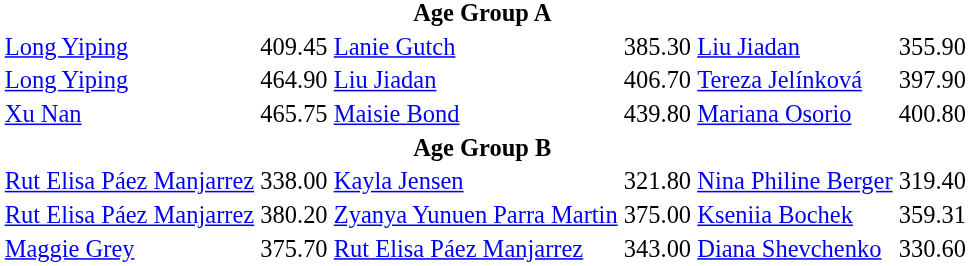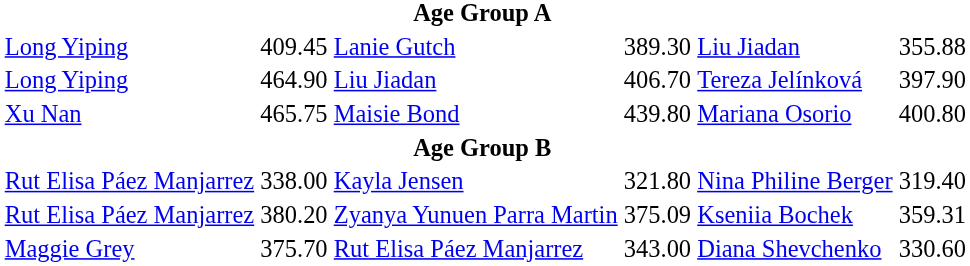(657, 46) 385.30 -> (657, 46) 389.30
(932, 46) 355.90 -> (932, 46) 355.88
(657, 215) 375.00 -> (657, 215) 375.09
